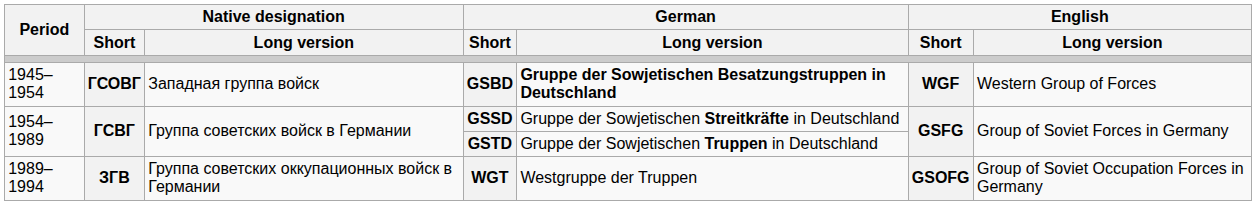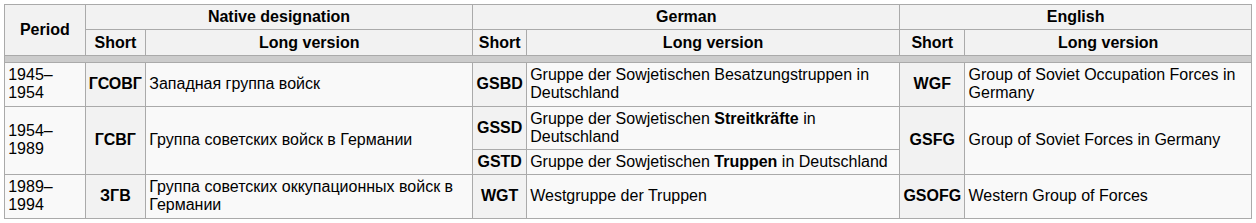(703, 84) bold -> (700, 84) normal
(1067, 84) Western Group of Forces -> (1102, 84) Group of Soviet Occupation Forces in Germany
(1110, 178) Group of Soviet Occupation Forces in Germany -> (1058, 196) Western Group of Forces
